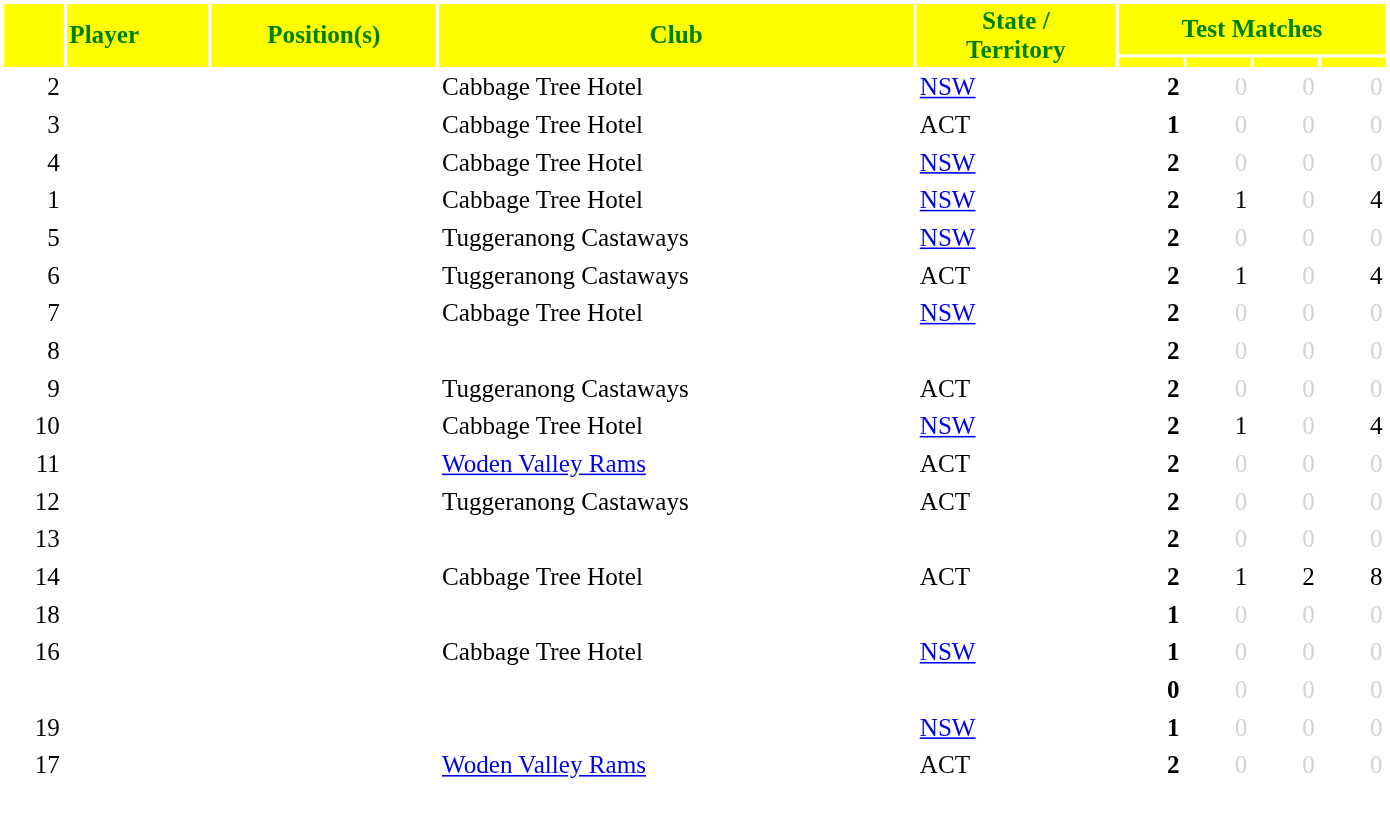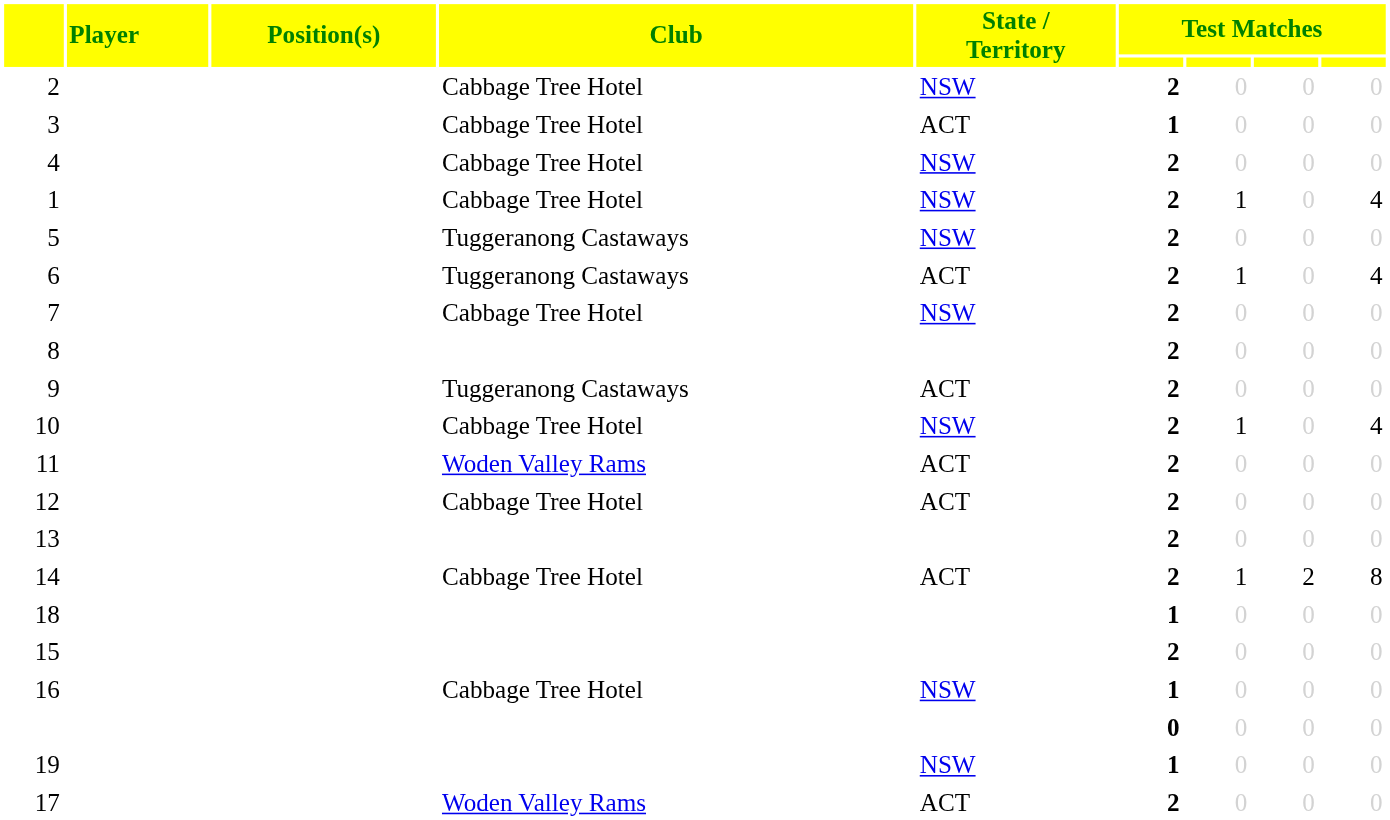(565, 501) Tuggeranong Castaways -> (542, 501) Cabbage Tree Hotel
+ row: (47, 652)
